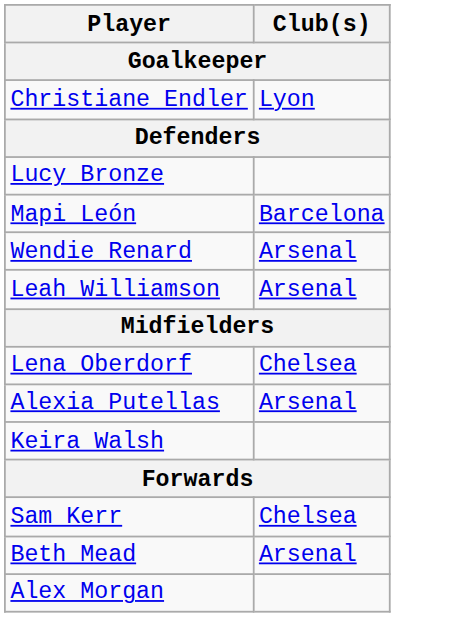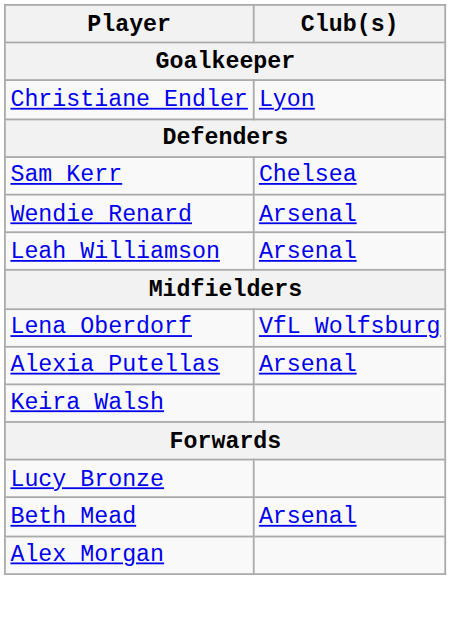rows swapped: (87, 176) <-> (66, 517)
- row: (73, 213)
(308, 365) Chelsea -> (350, 327) VfL Wolfsburg
